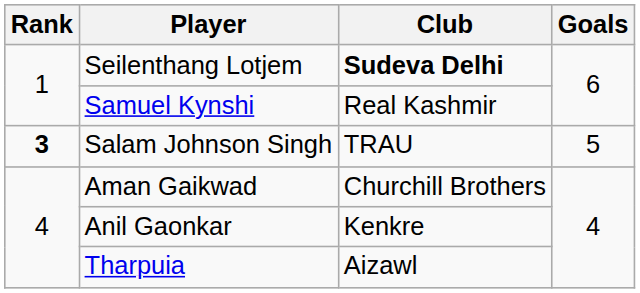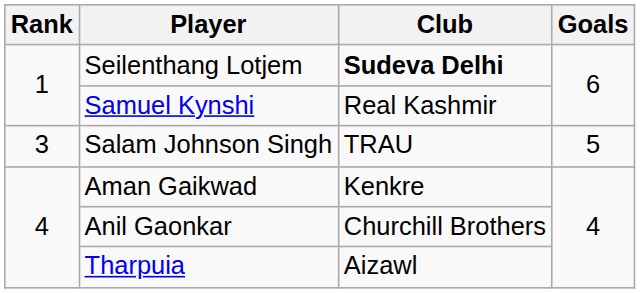(42, 145) bold -> (42, 145) normal
(445, 186) Churchill Brothers -> (384, 186) Kenkre
(384, 226) Kenkre -> (445, 226) Churchill Brothers
